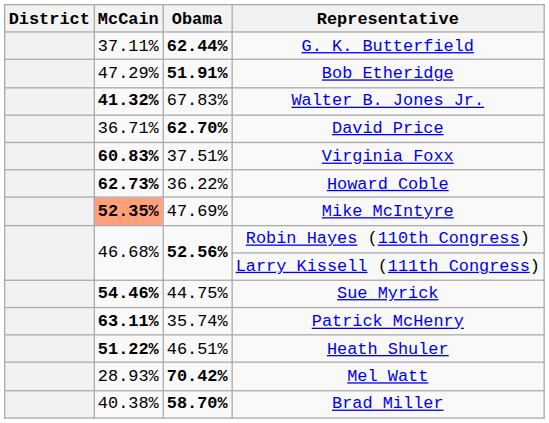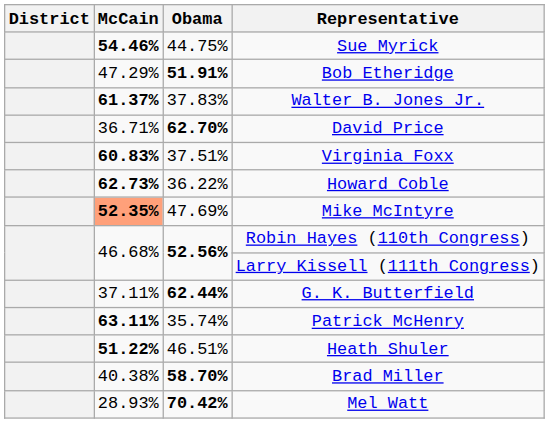rows swapped: (388, 46) <-> (388, 294)
(128, 101) 41.32% -> (128, 101) 61.37%
(197, 101) 67.83% -> (197, 101) 37.83%
rows swapped: (388, 376) <-> (388, 404)
